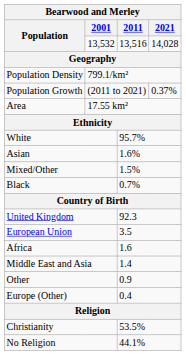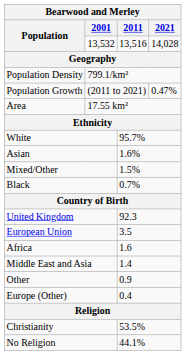(164, 91) 0.37% -> (164, 91) 0.47%
